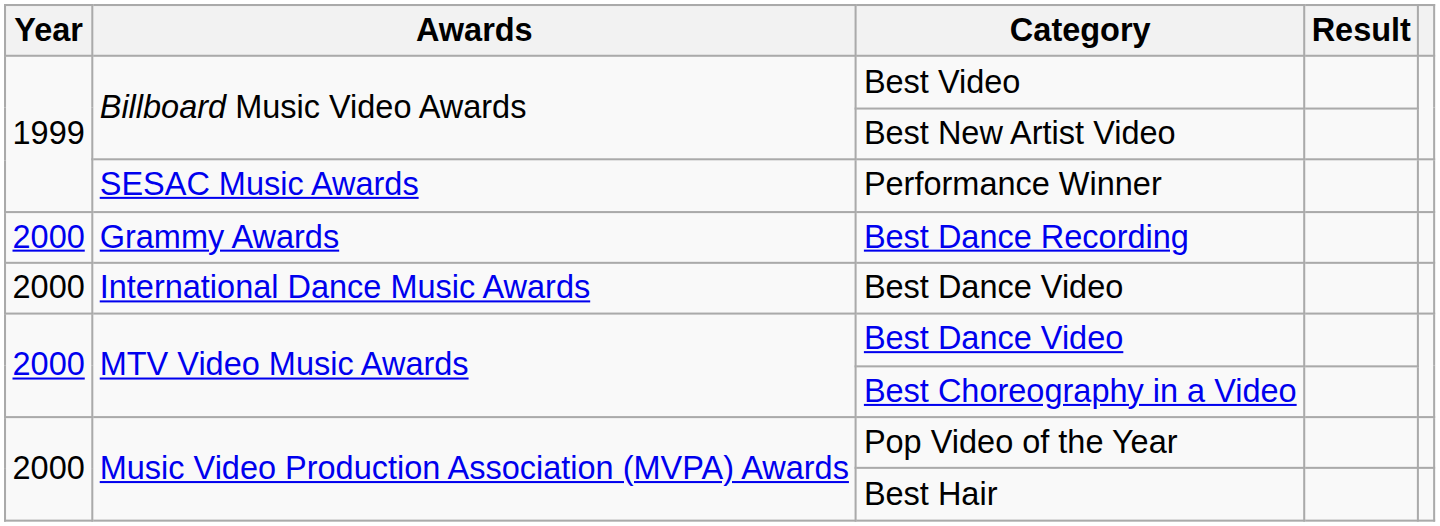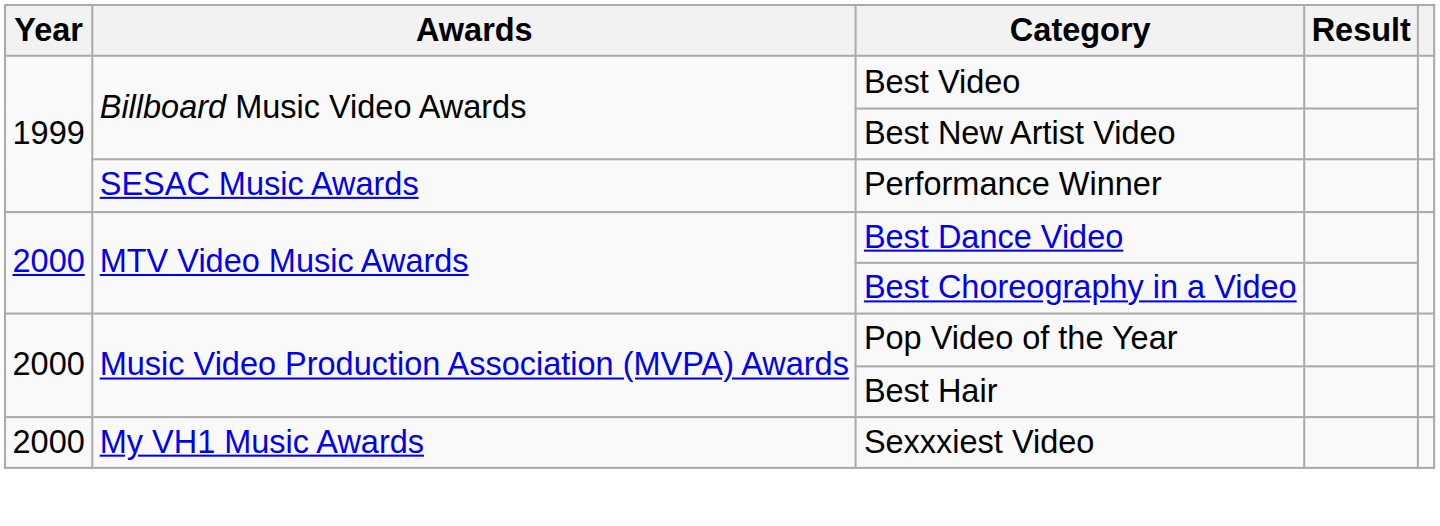- row: (219, 236)
- row: (345, 287)
+ row: (262, 442)
